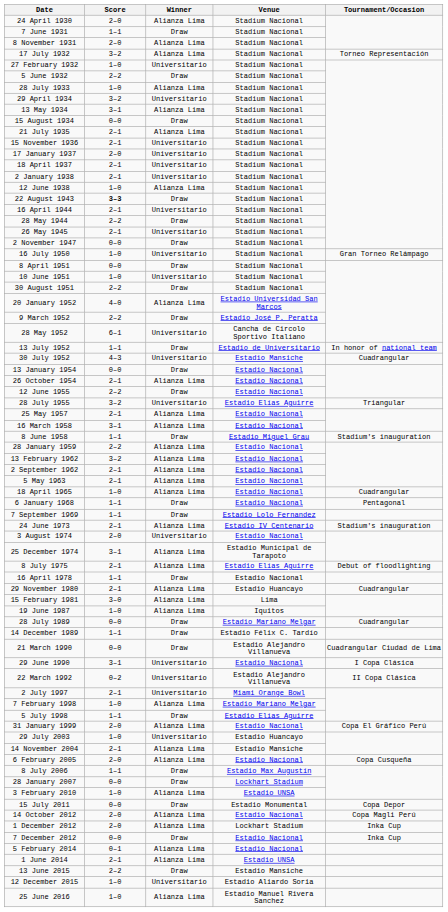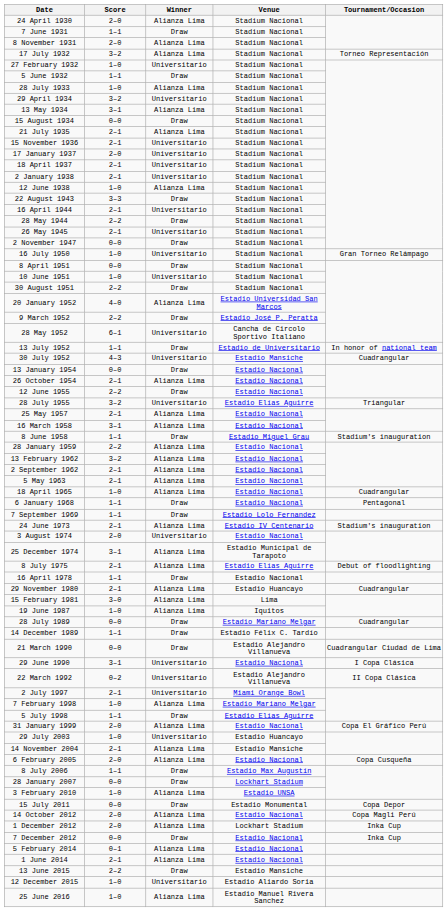(115, 77) 2–2 -> (115, 77) 1–1
(115, 199) bold -> (115, 199) normal
(269, 860) Estadio UNSA -> (269, 860) Estadio Nacional
